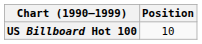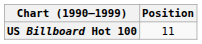(168, 31) 10 -> (168, 31) 11
